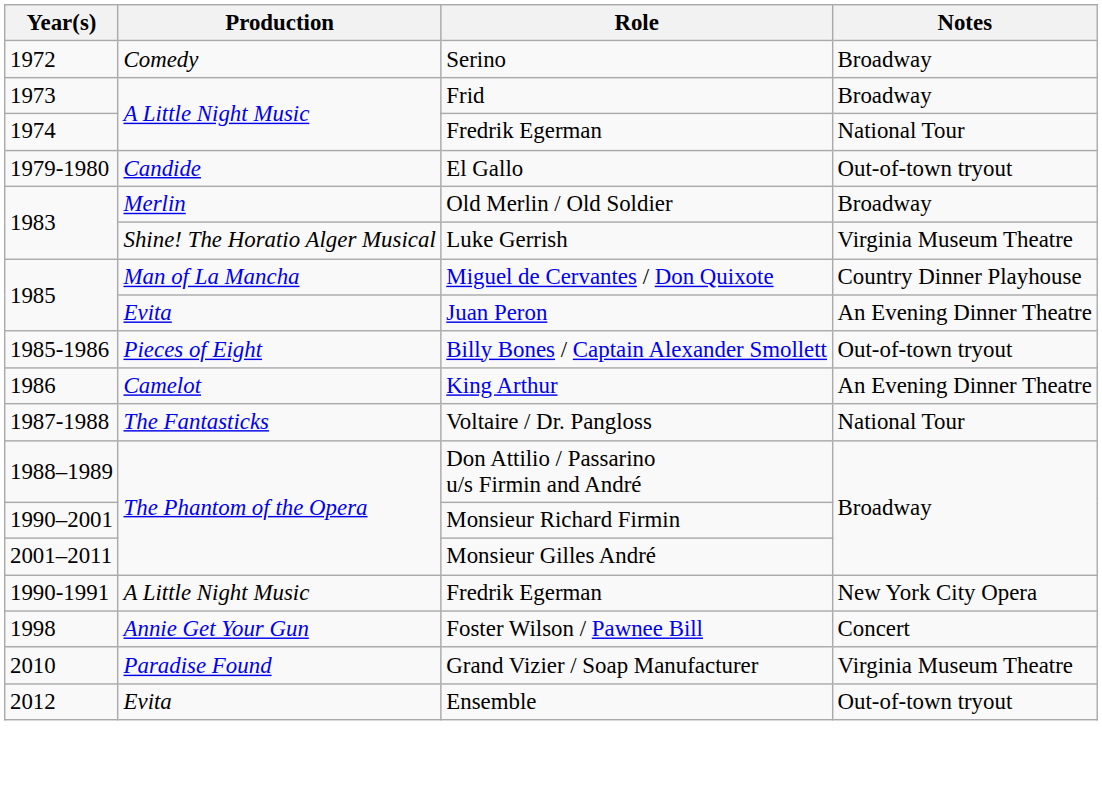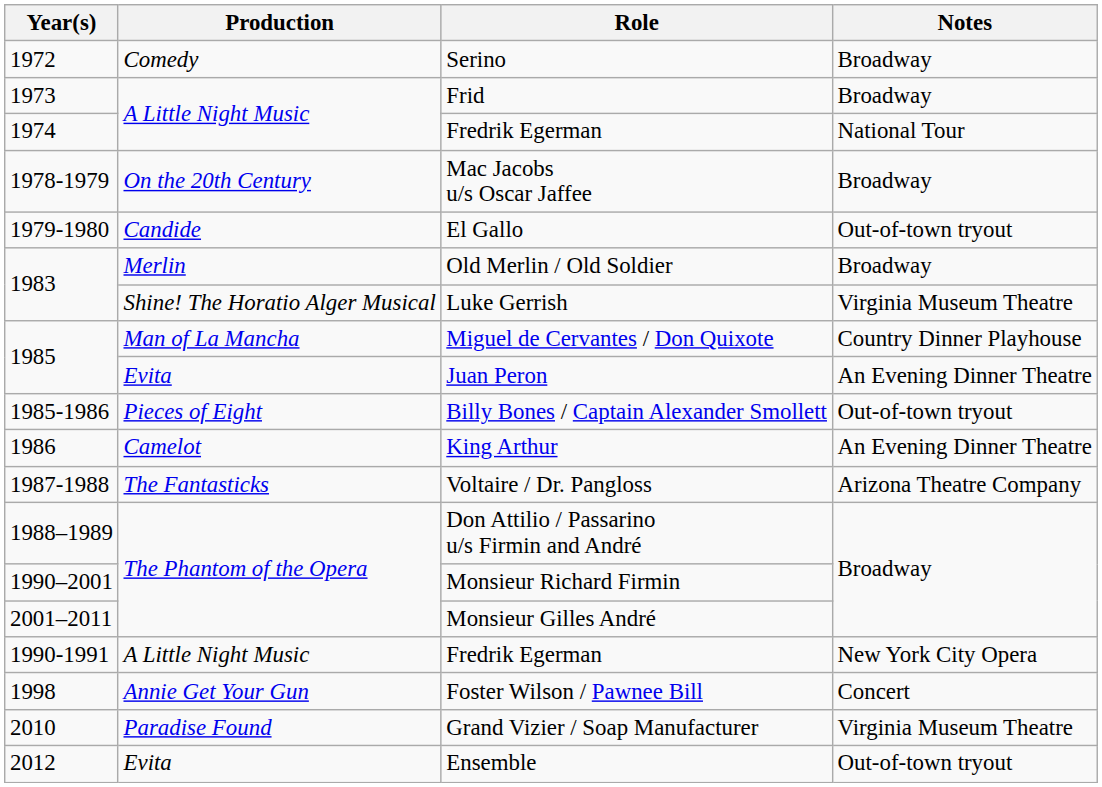+ row: (60, 180)
(901, 421) National Tour -> (959, 483) Arizona Theatre Company
